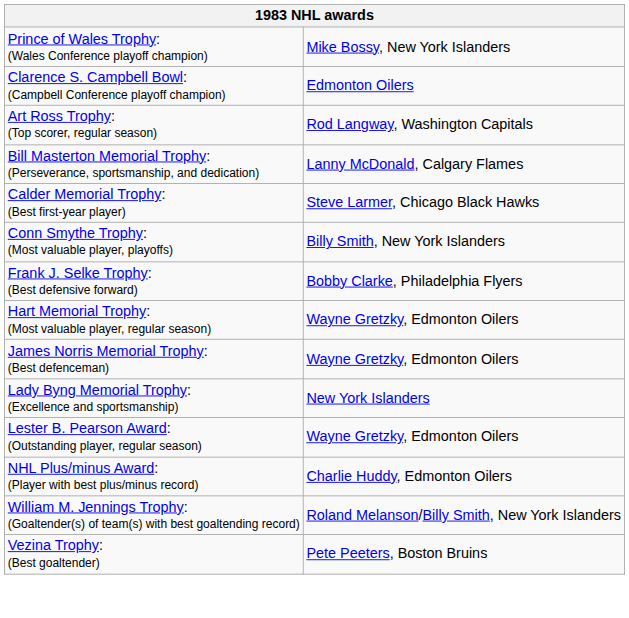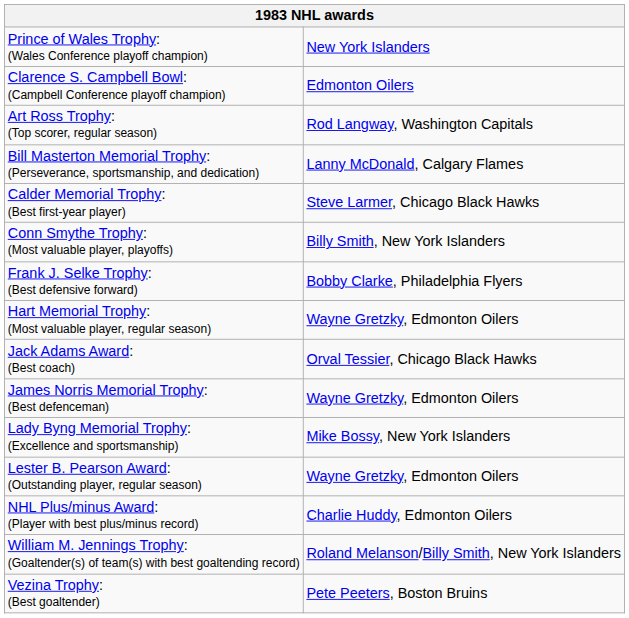(408, 46) Mike Bossy, New York Islanders -> (368, 46) New York Islanders
+ row: (70, 359)
(368, 398) New York Islanders -> (408, 437) Mike Bossy, New York Islanders
